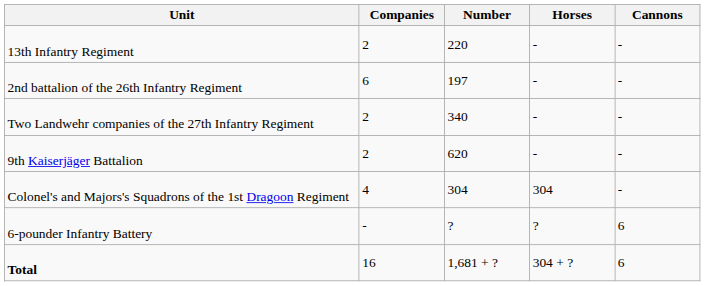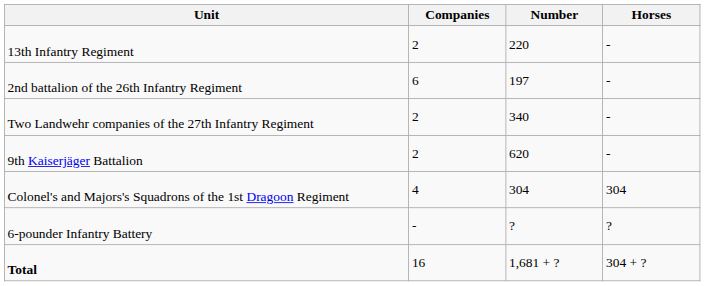- column: (657, 15)
